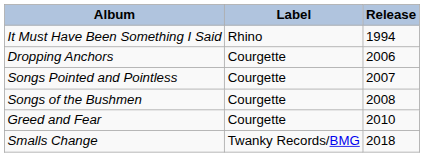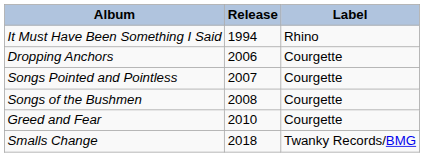columns swapped: (391, 15) <-> (294, 15)
